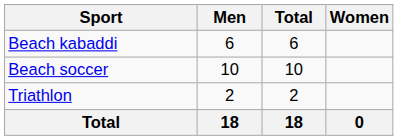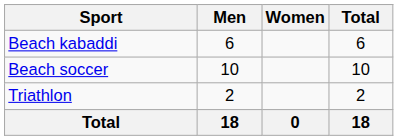columns swapped: (359, 17) <-> (294, 17)
